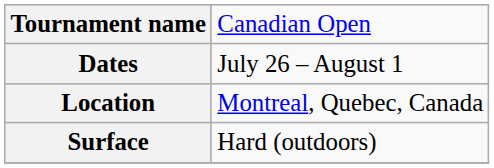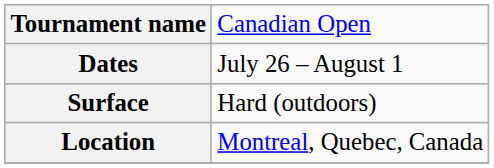rows swapped: (108, 142) <-> (108, 102)
